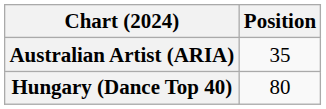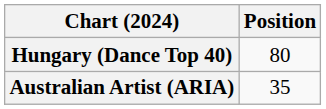rows swapped: (122, 54) <-> (122, 87)
